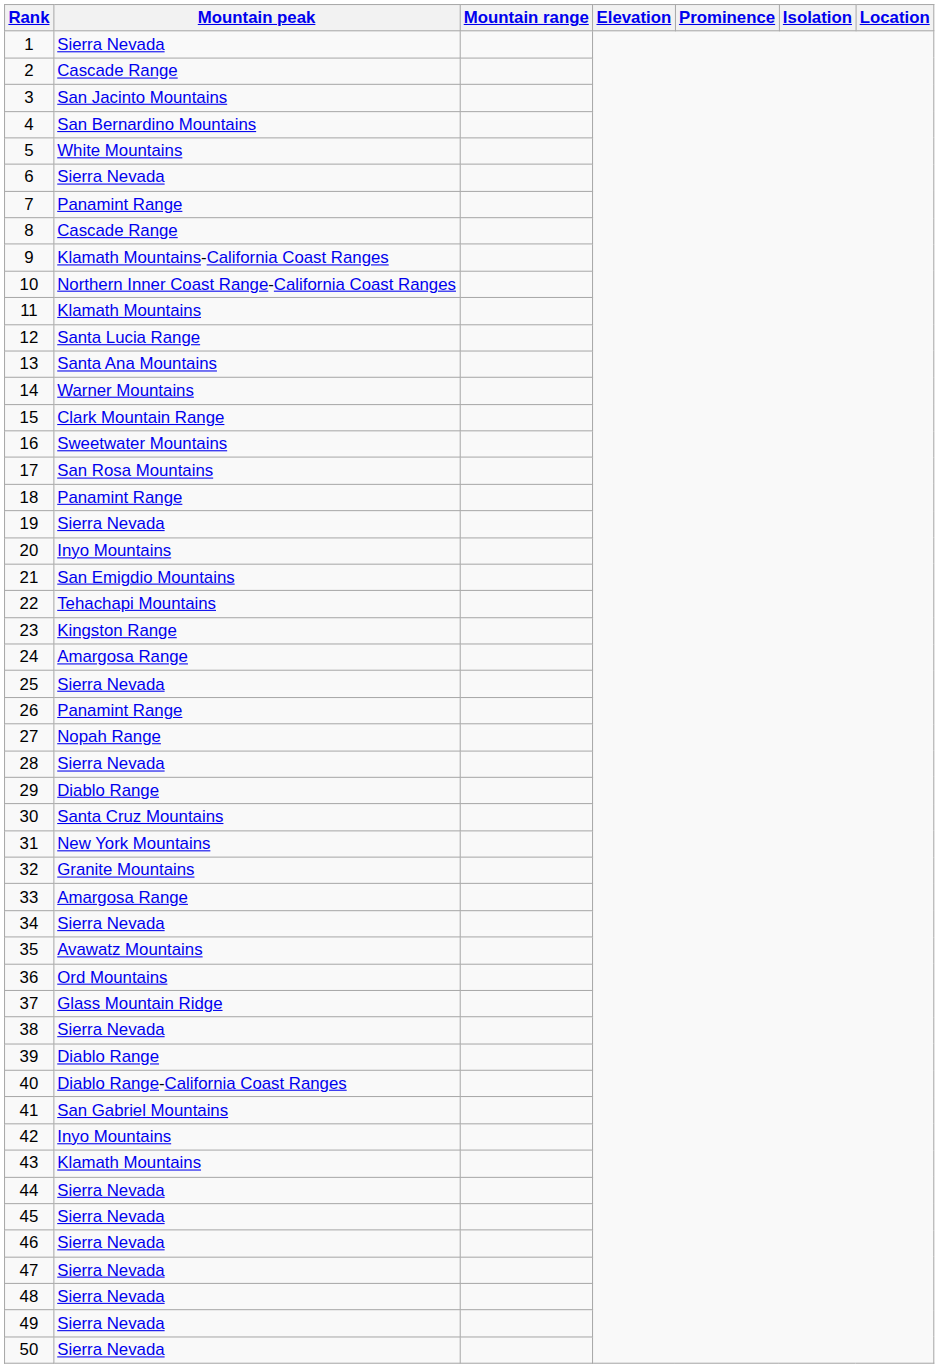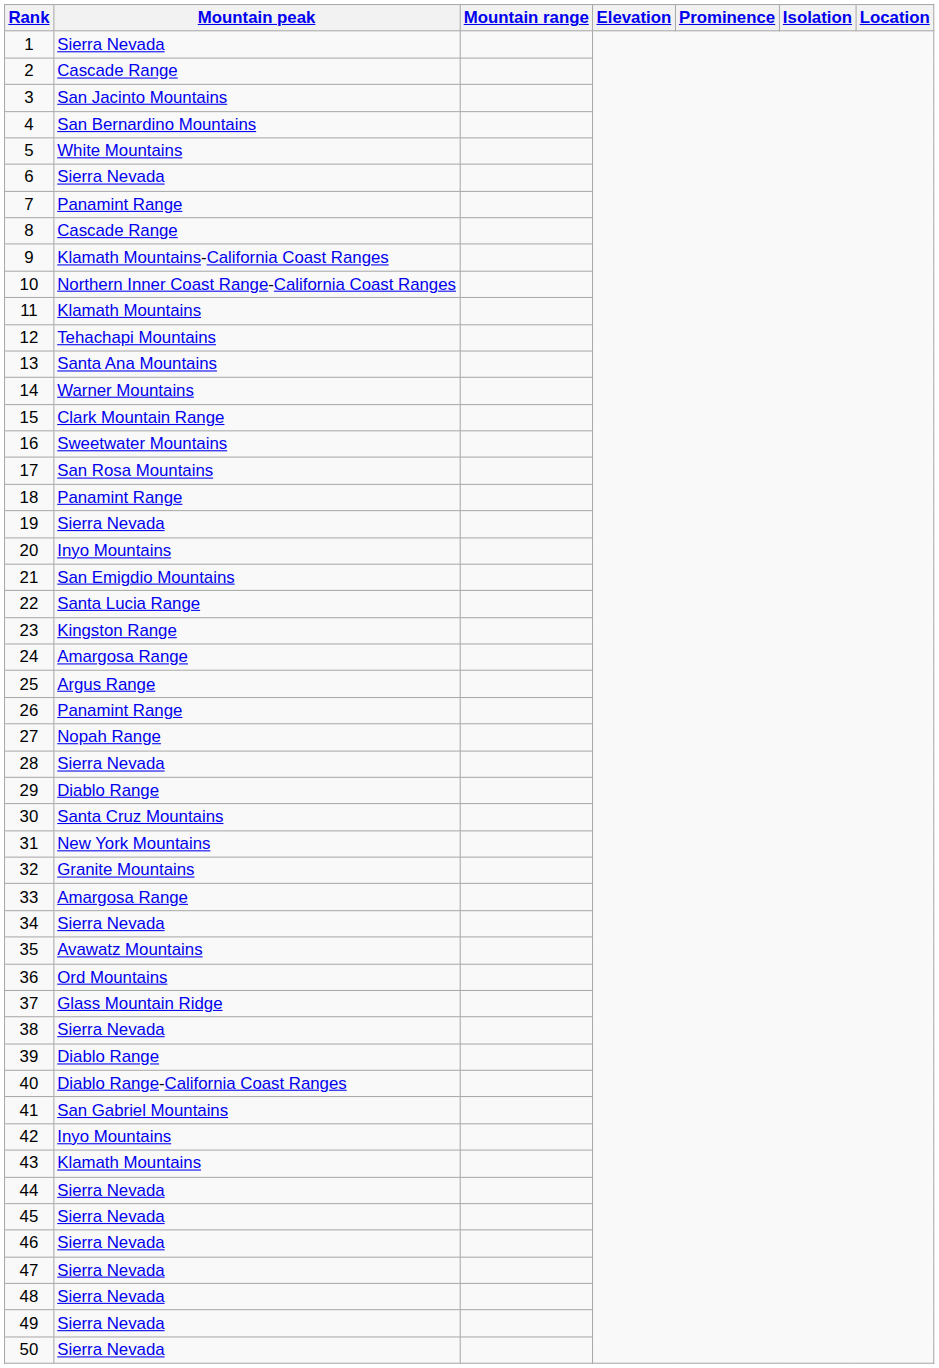(129, 337) Santa Lucia Range -> (137, 337) Tehachapi Mountains
(137, 603) Tehachapi Mountains -> (129, 603) Santa Lucia Range
(111, 683) Sierra Nevada -> (106, 683) Argus Range
